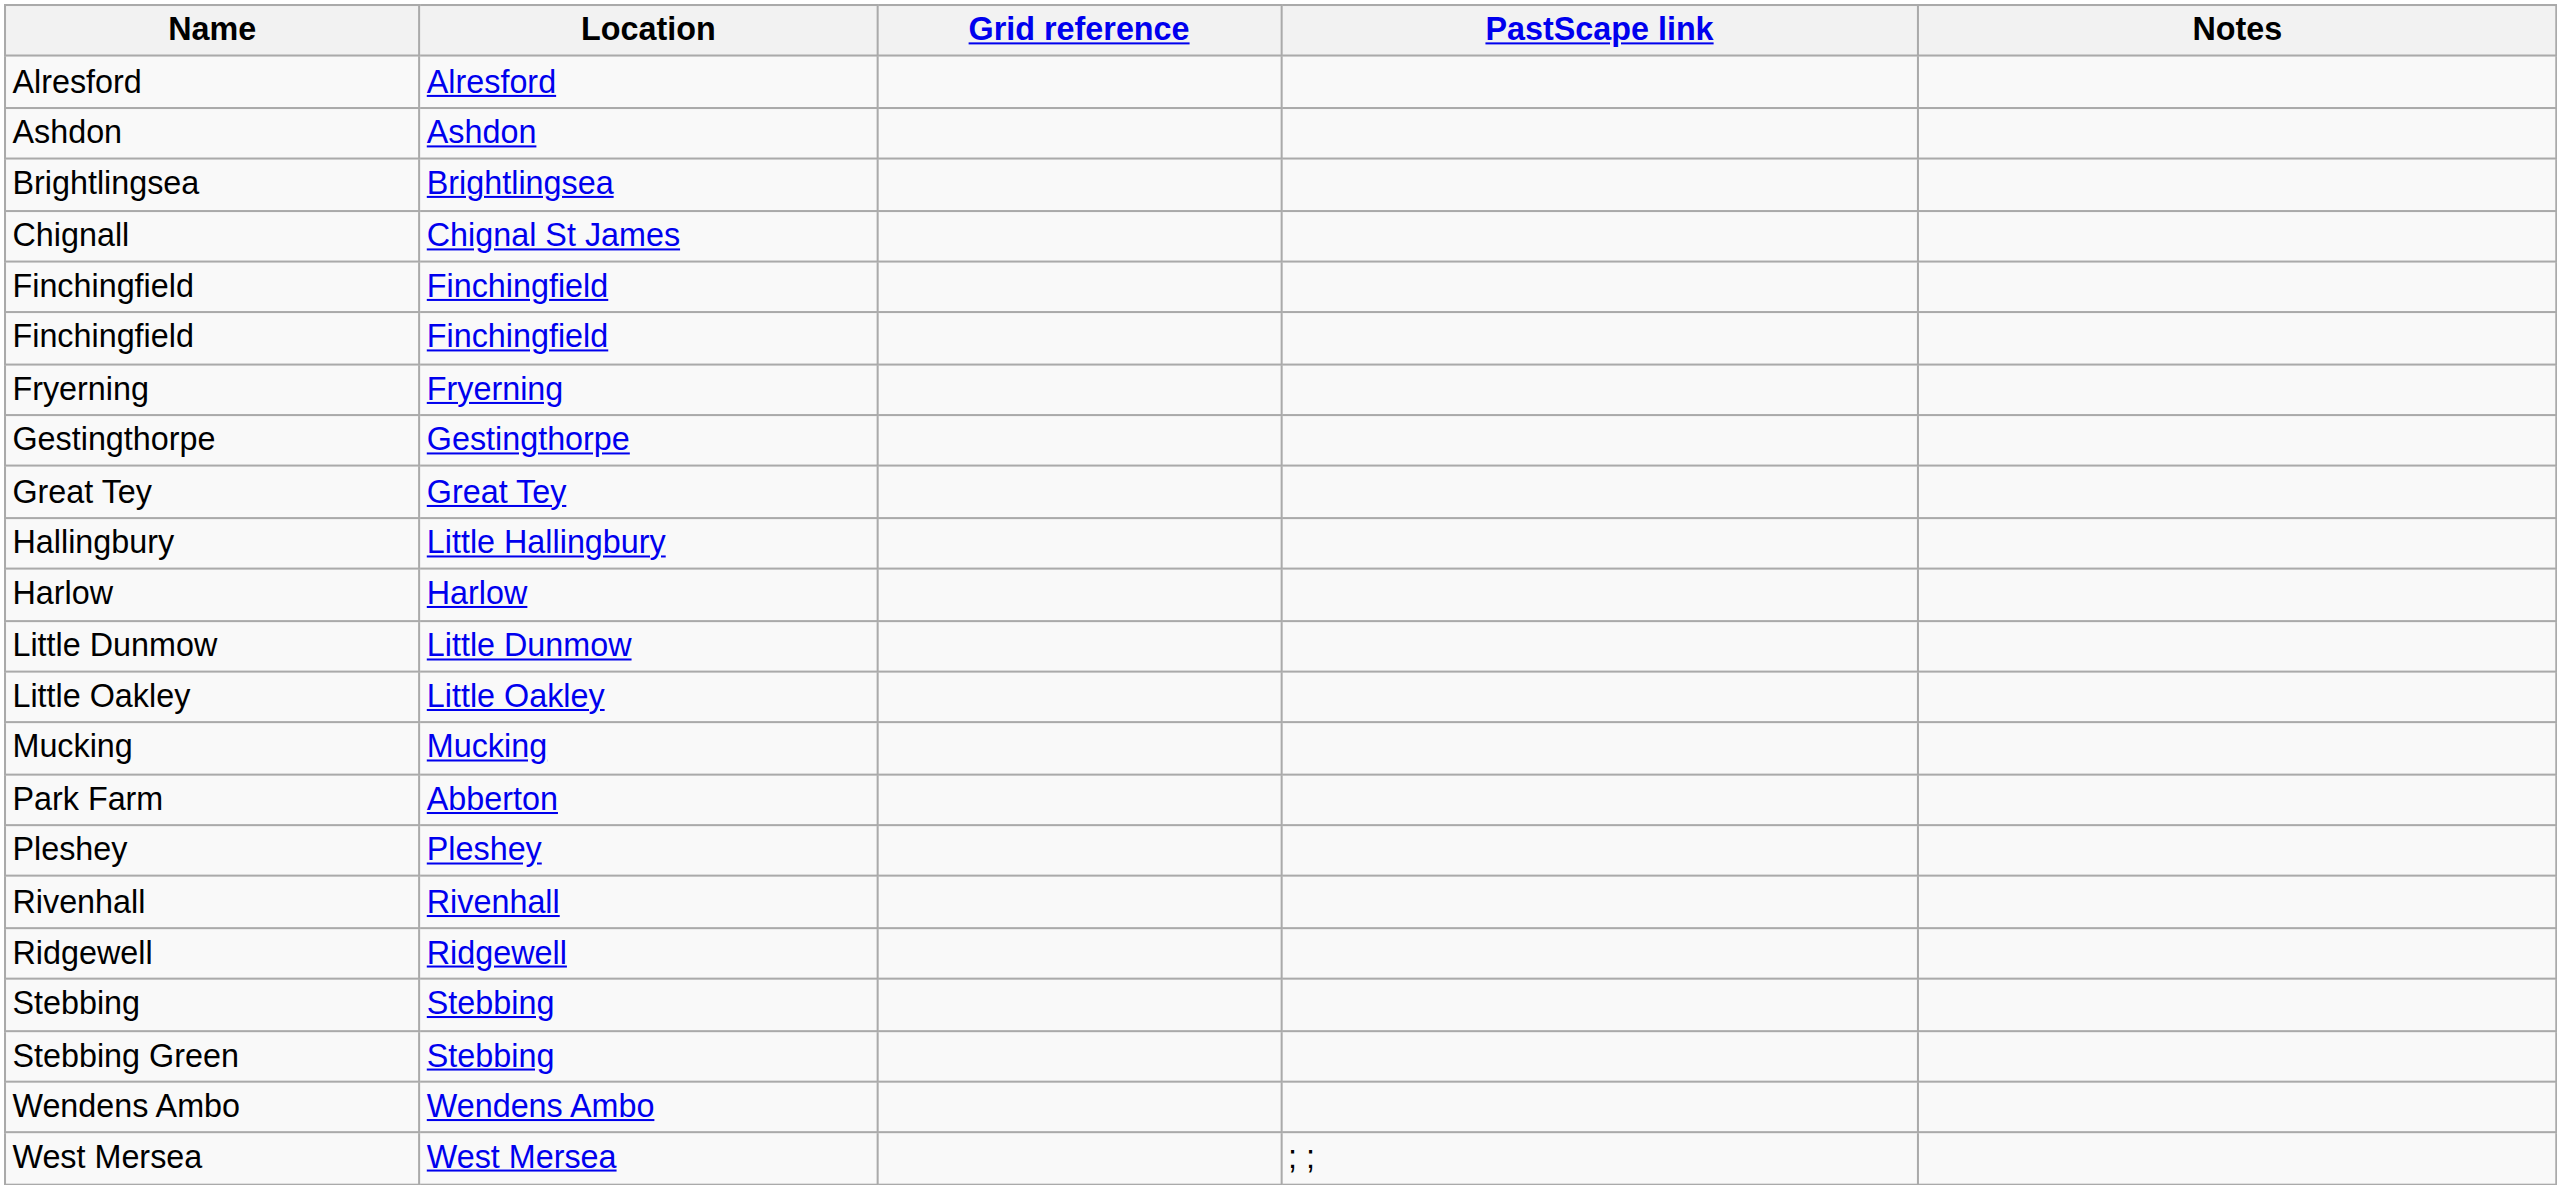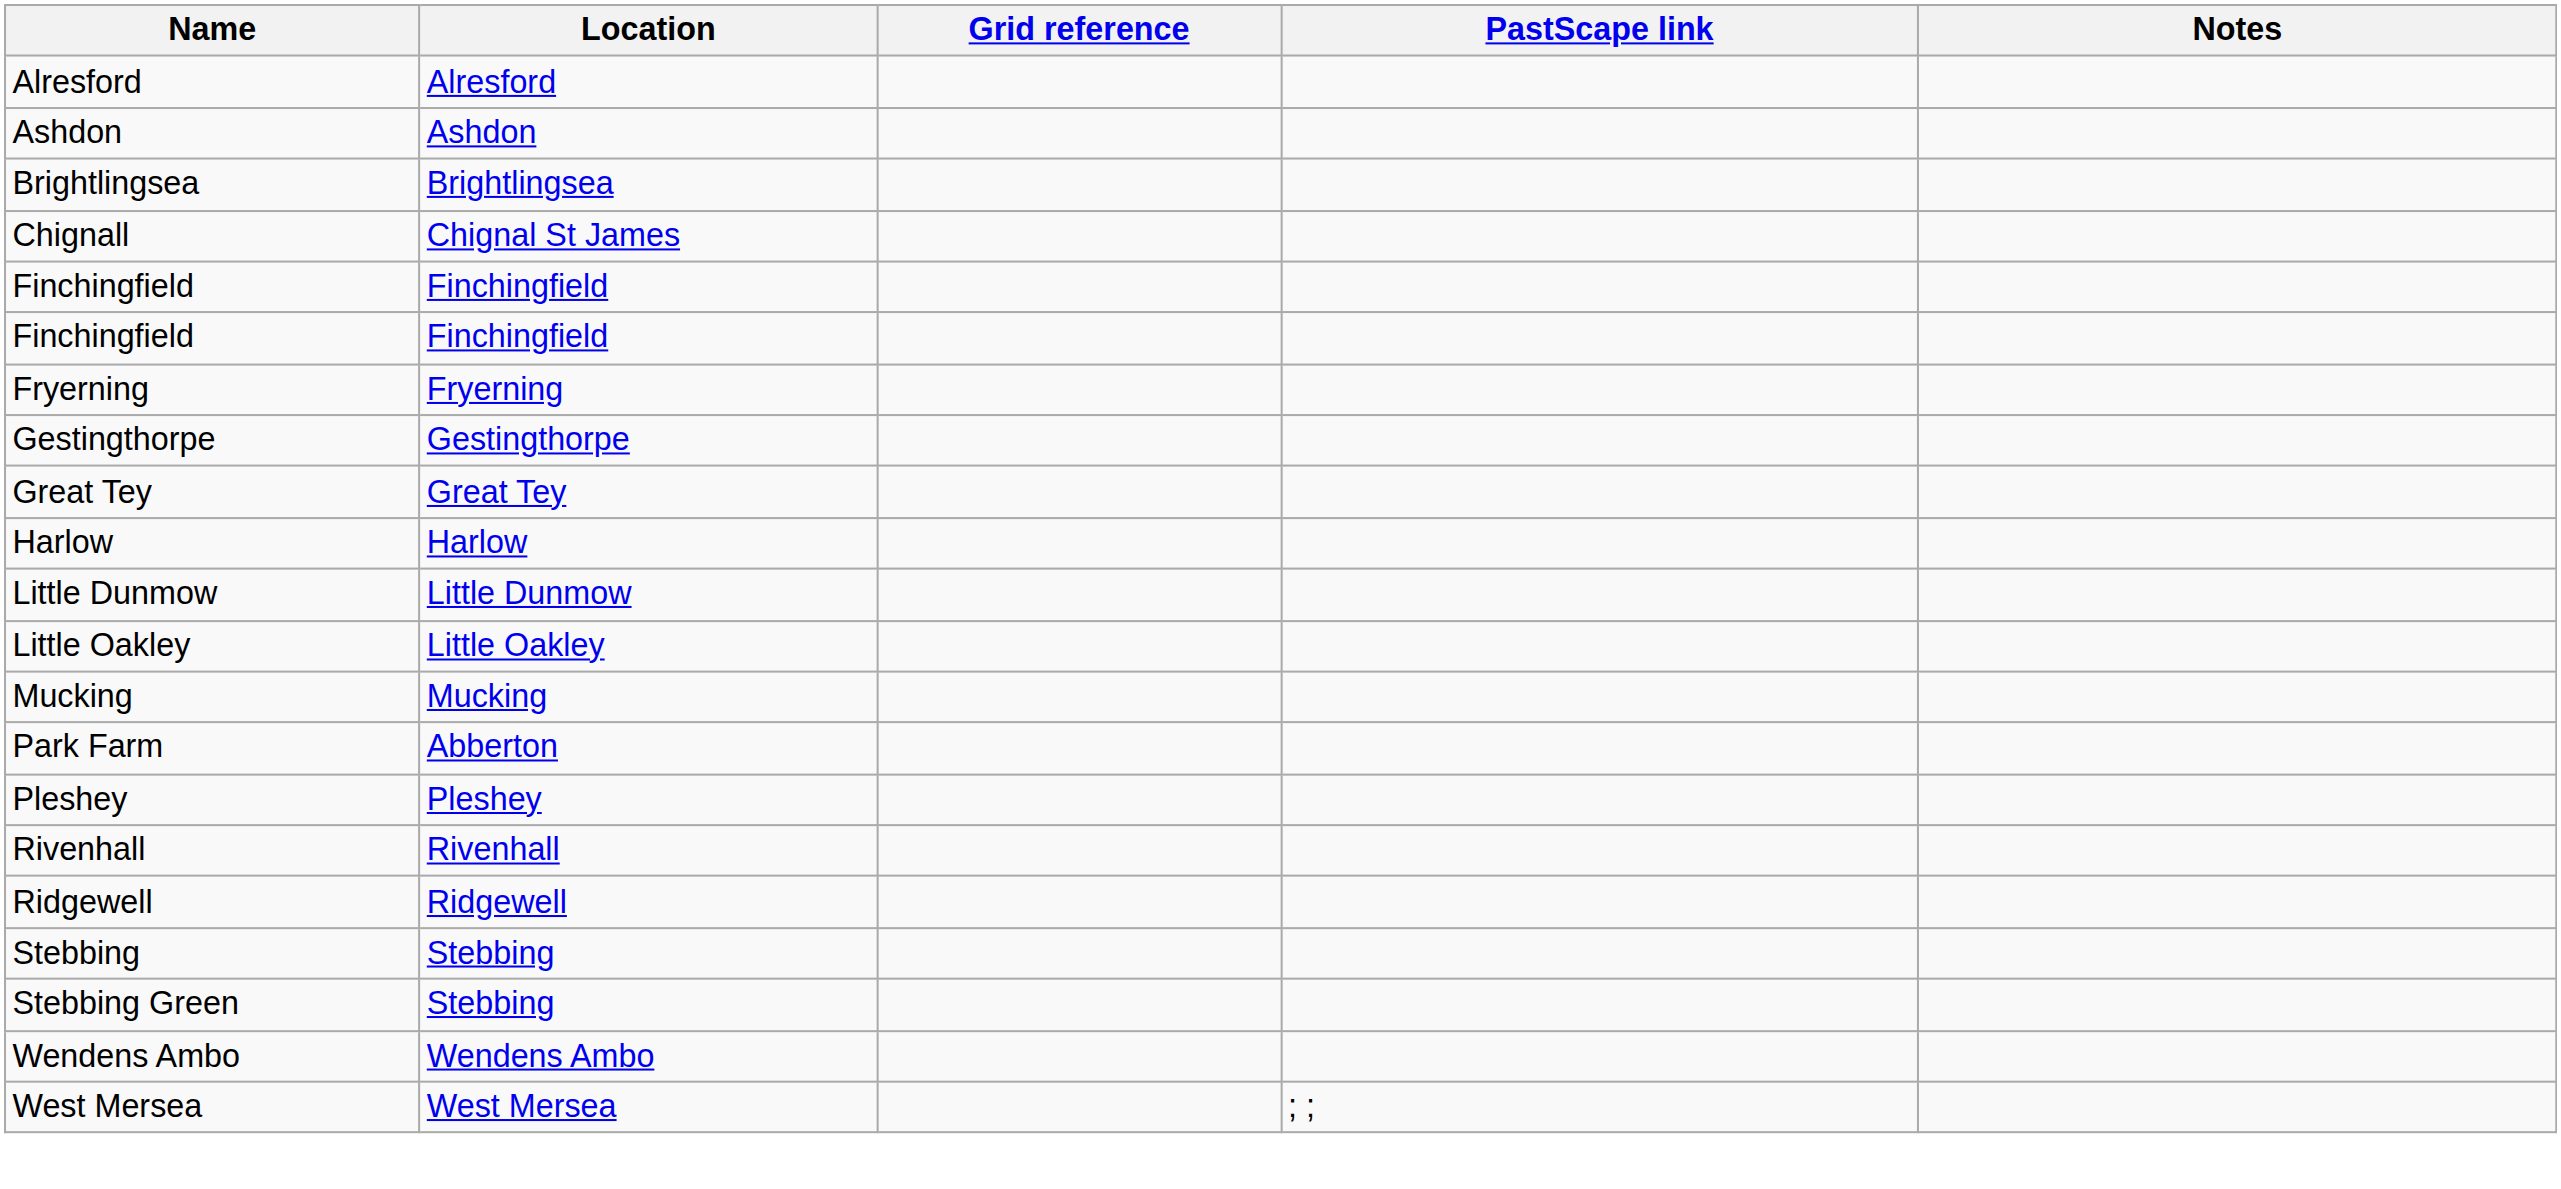- row: (93, 542)
